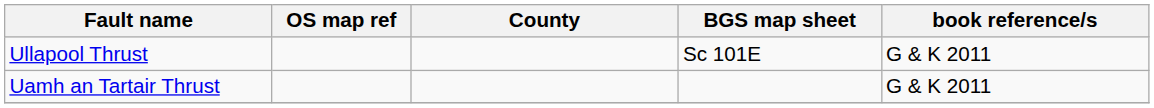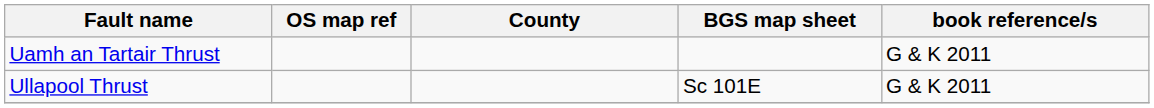rows swapped: (115, 86) <-> (79, 53)
